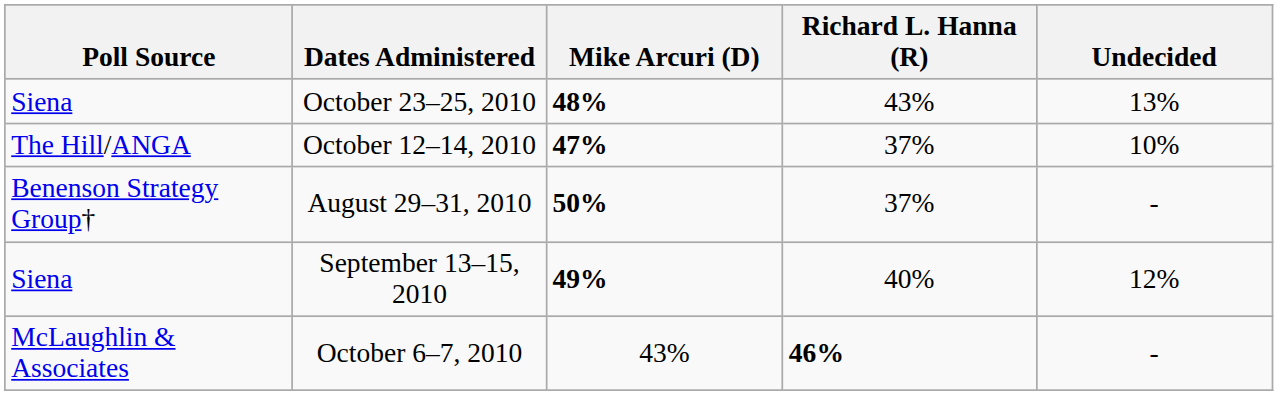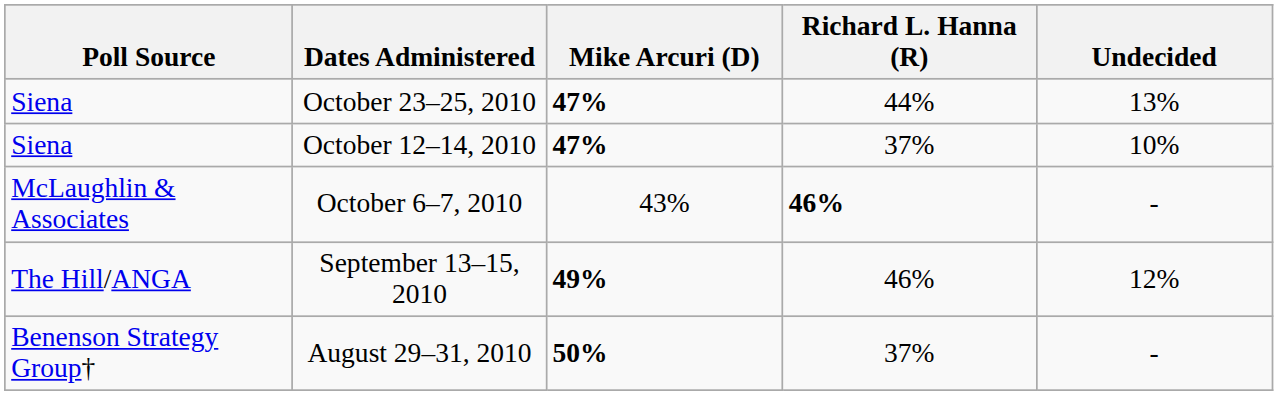(580, 100) 48% -> (580, 100) 47%
(909, 100) 43% -> (909, 100) 44%
(101, 144) The Hill/ANGA -> (42, 144) Siena
rows swapped: (419, 352) <-> (419, 203)
(42, 278) Siena -> (101, 278) The Hill/ANGA
(909, 278) 40% -> (909, 278) 46%
